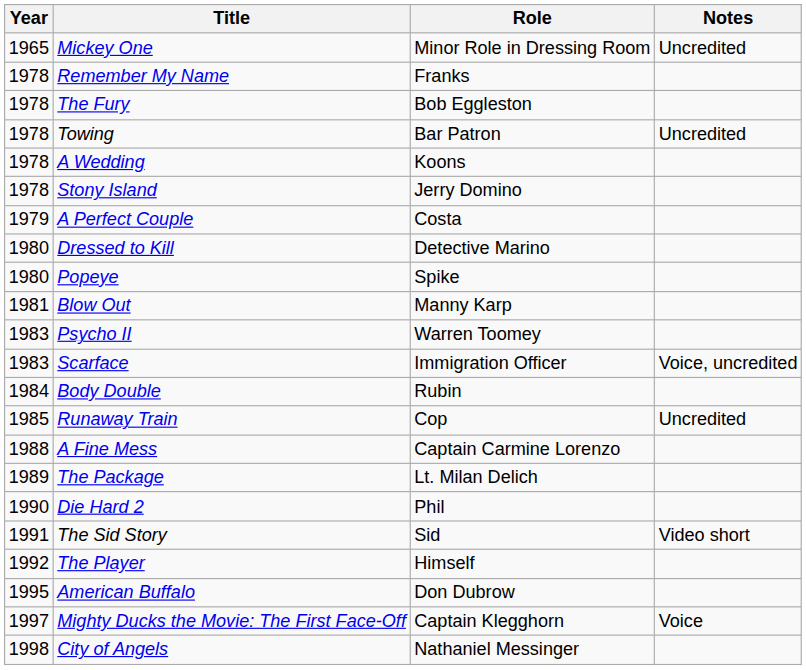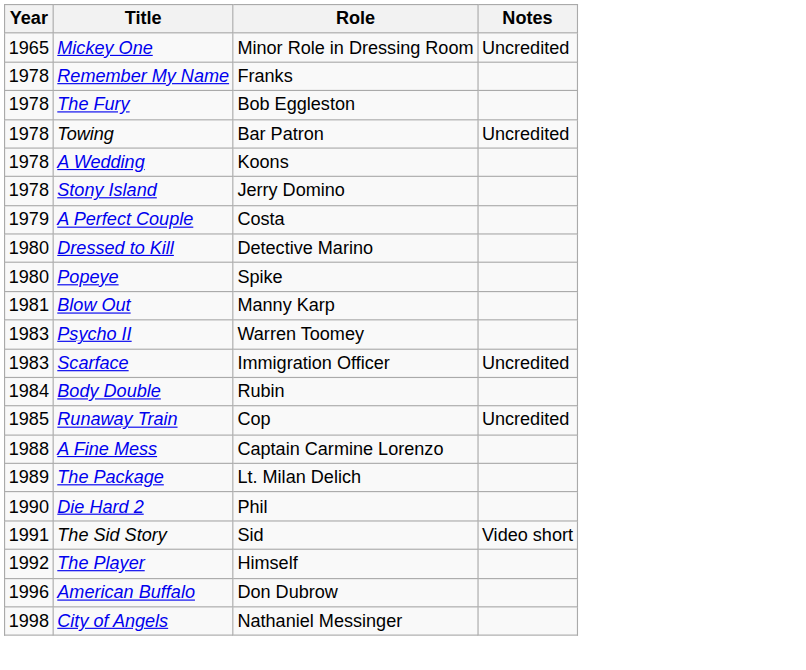(728, 362) Voice, uncredited -> (526, 362) Uncredited
(29, 592) 1995 -> (29, 592) 1996
- row: (232, 620)
